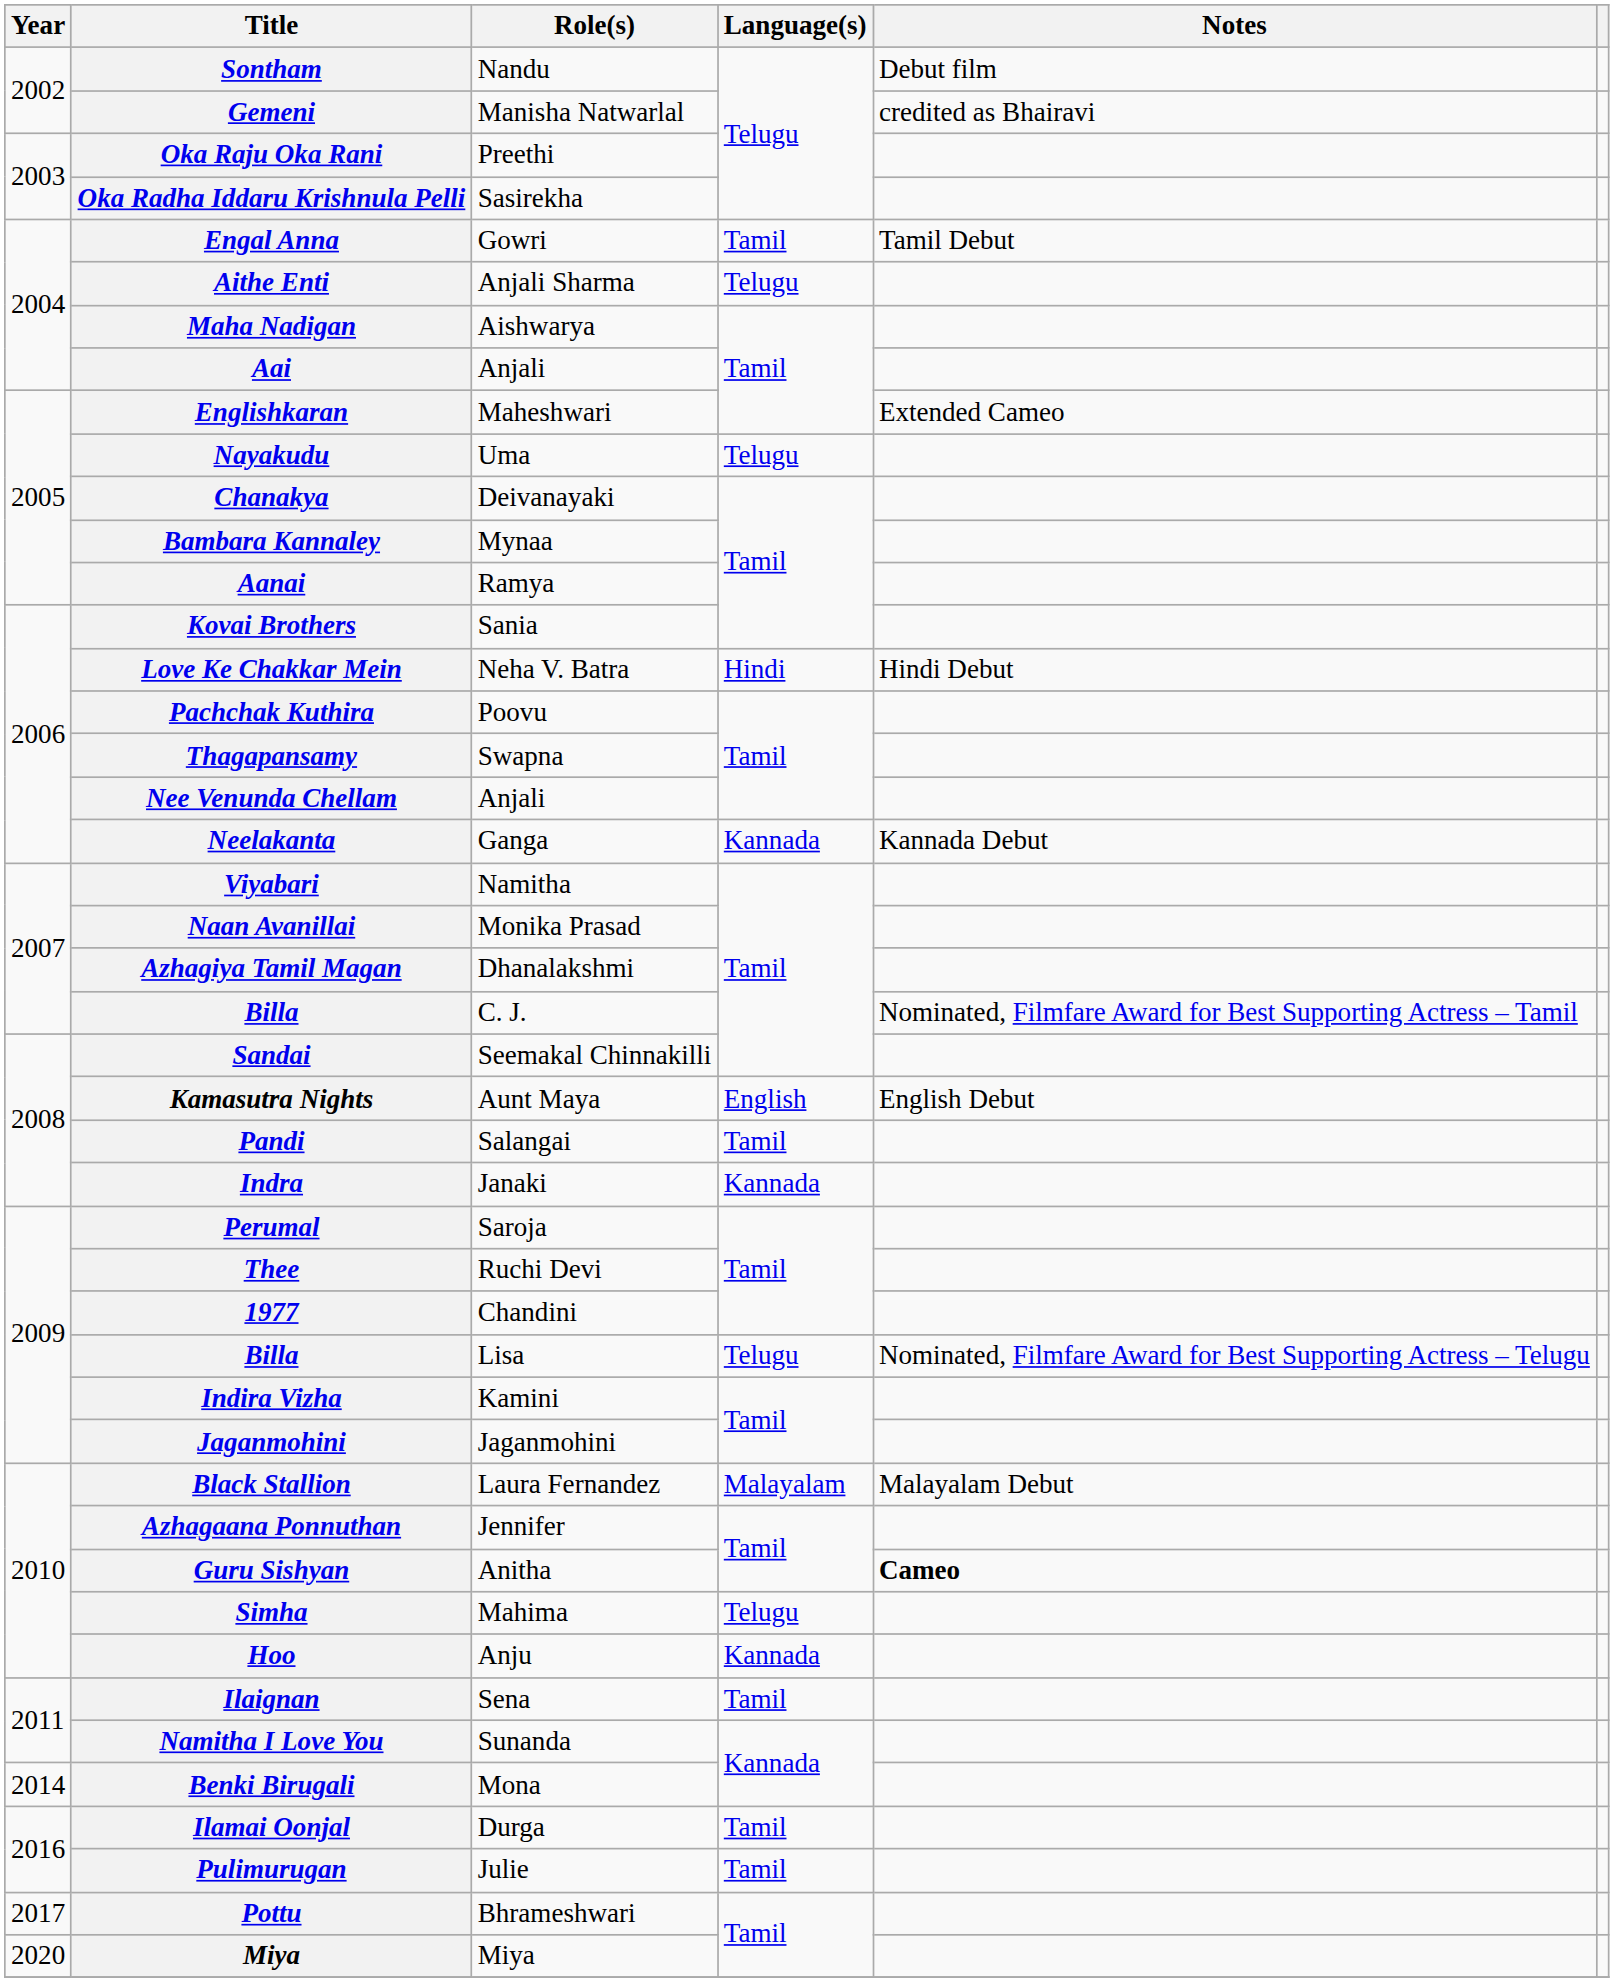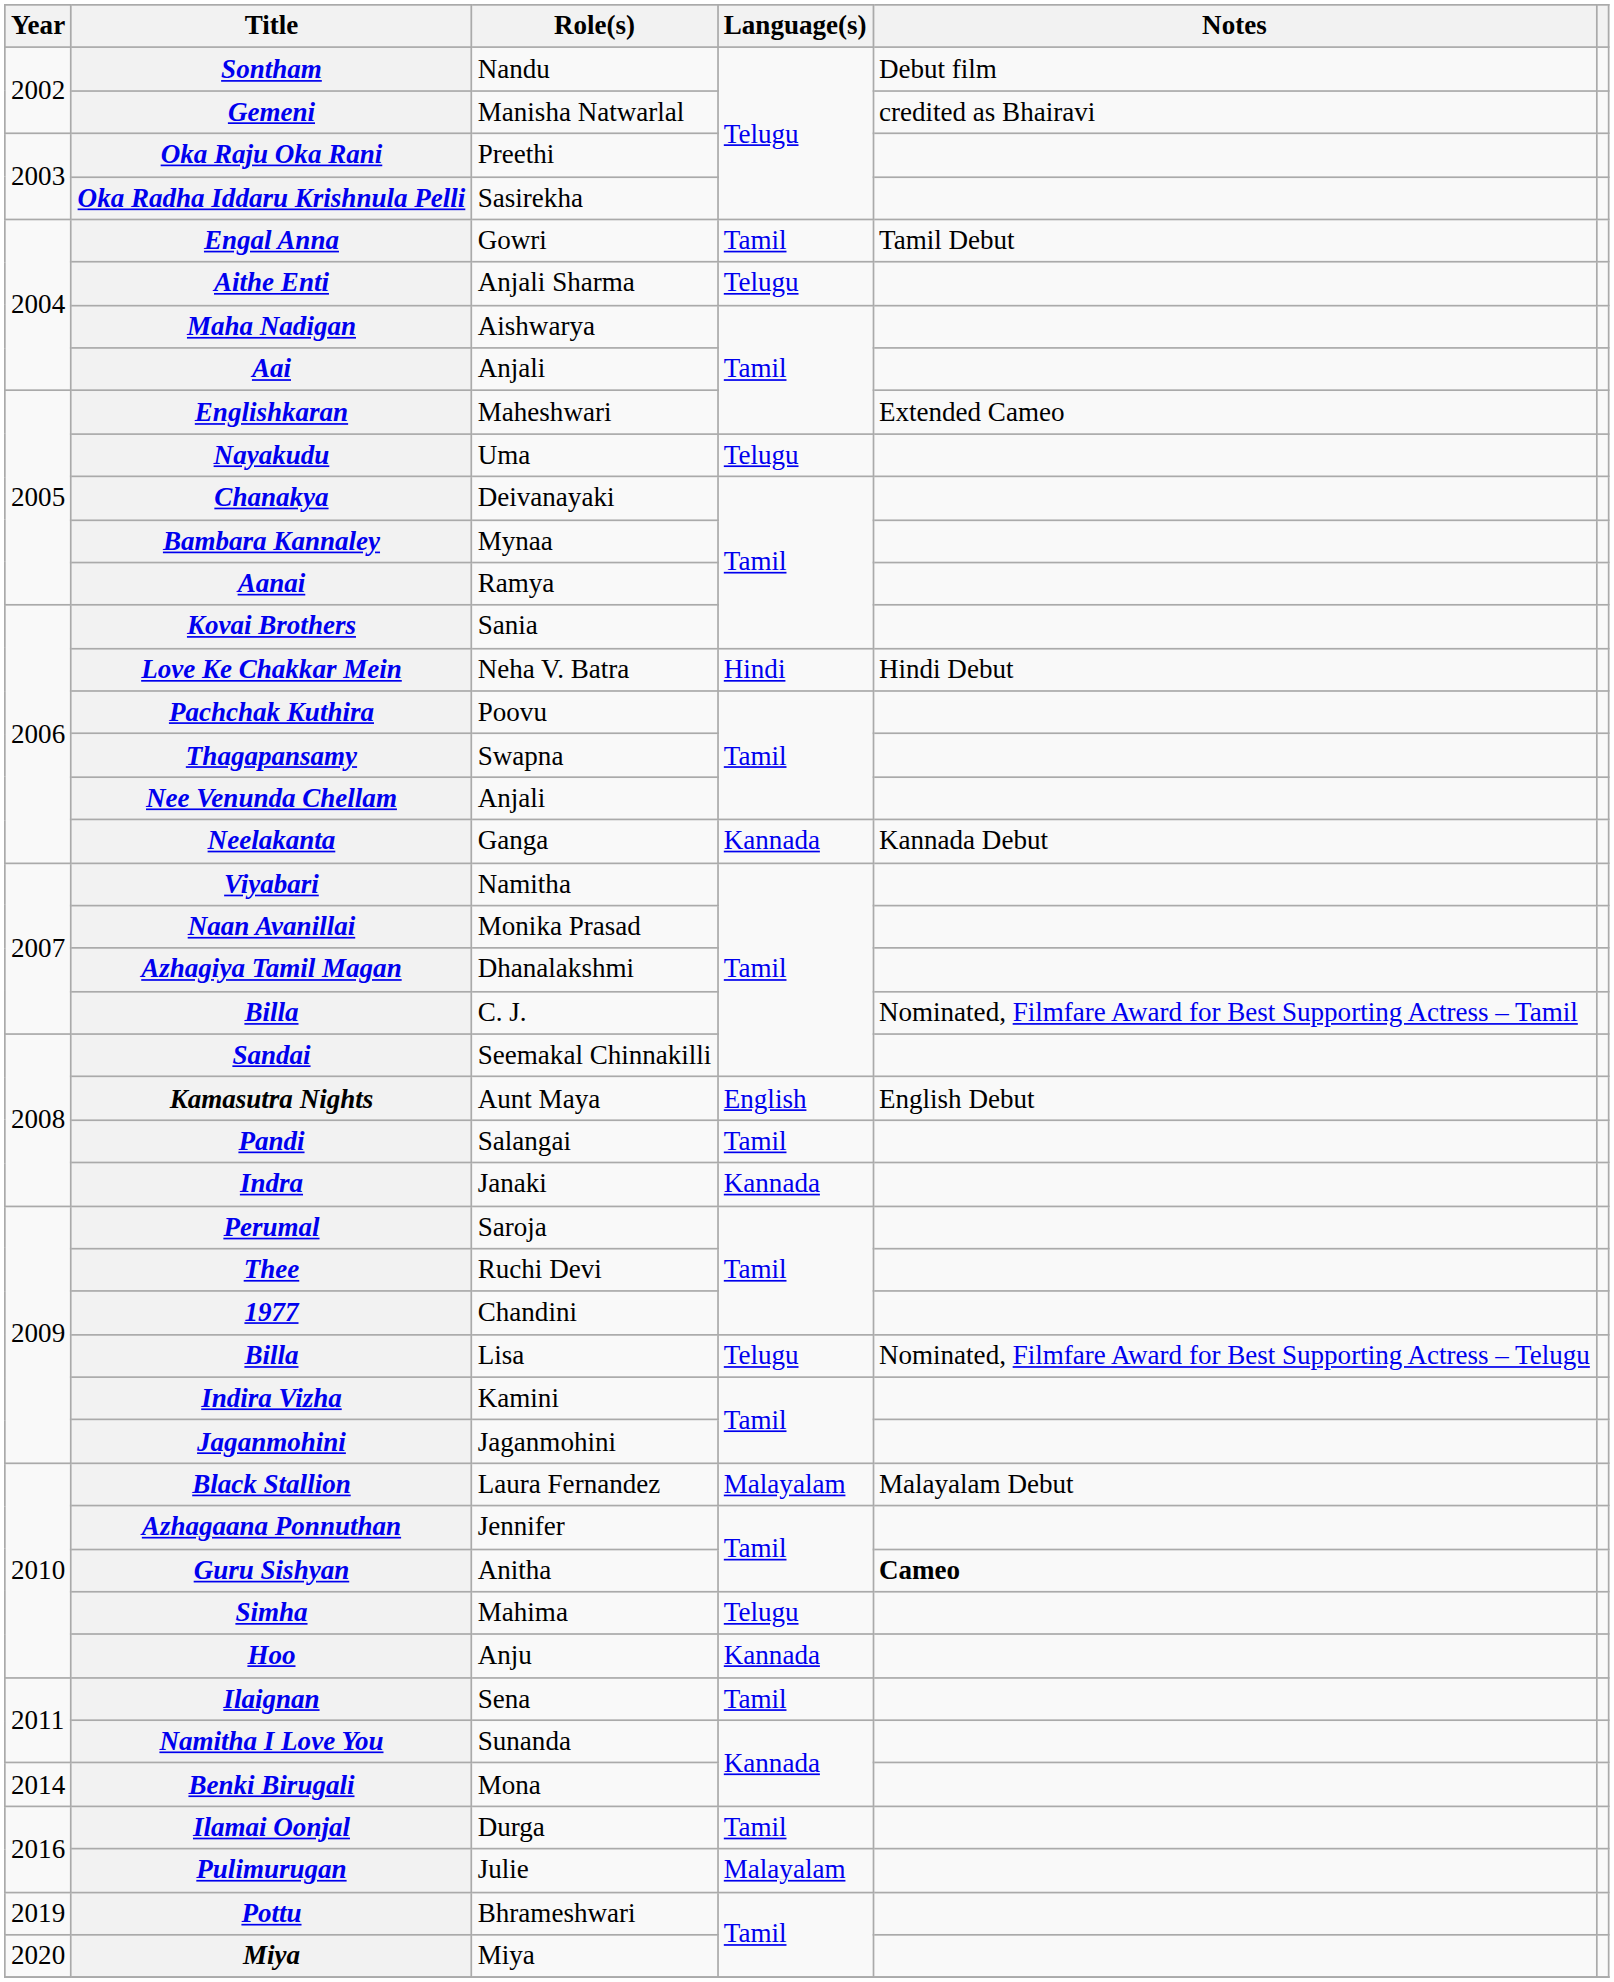(755, 1869) Tamil -> (785, 1869) Malayalam
(38, 1912) 2017 -> (38, 1912) 2019
